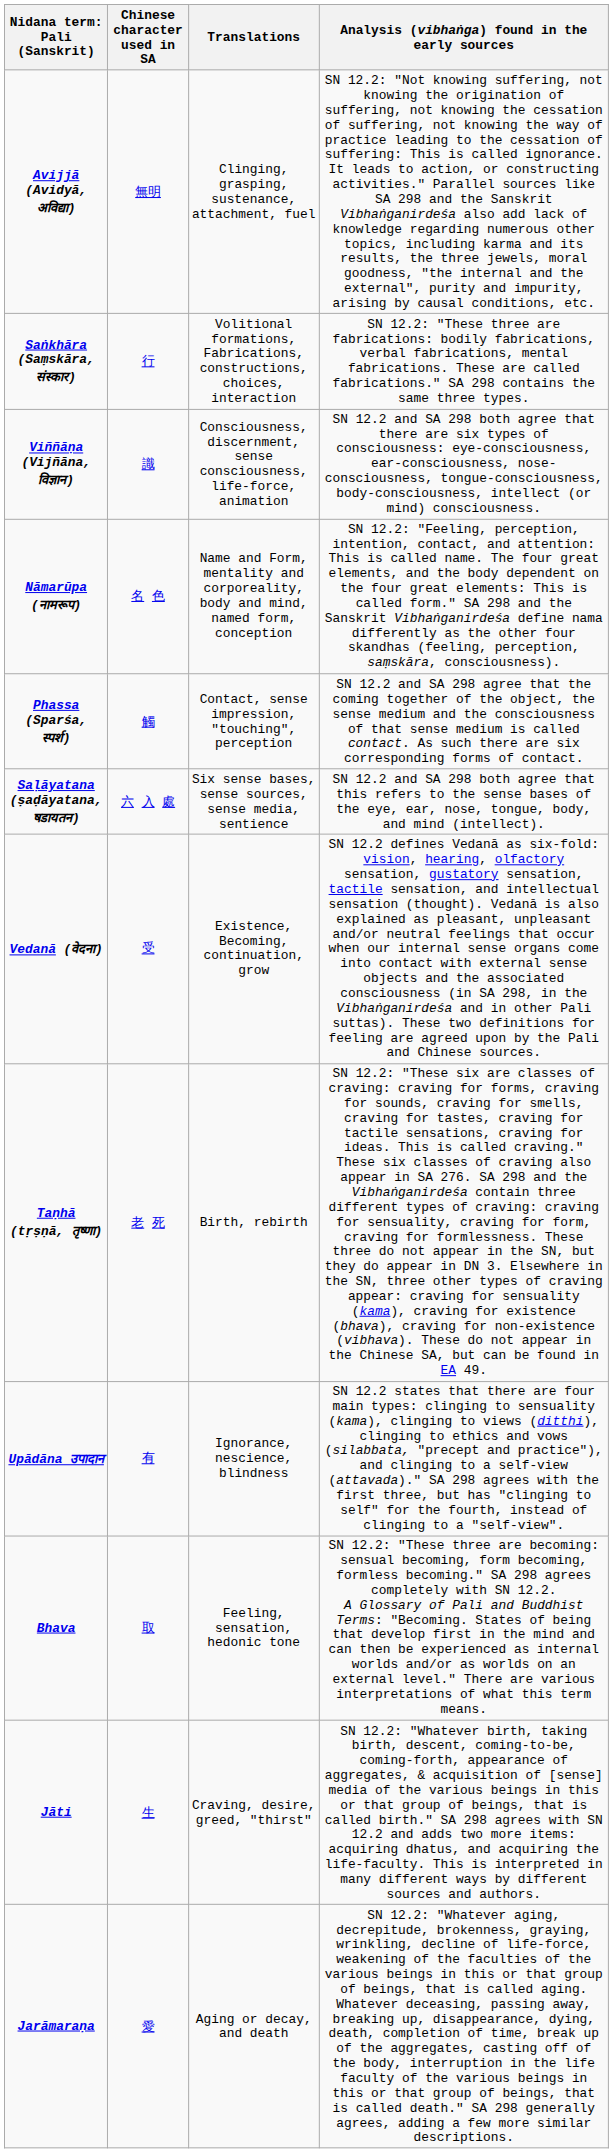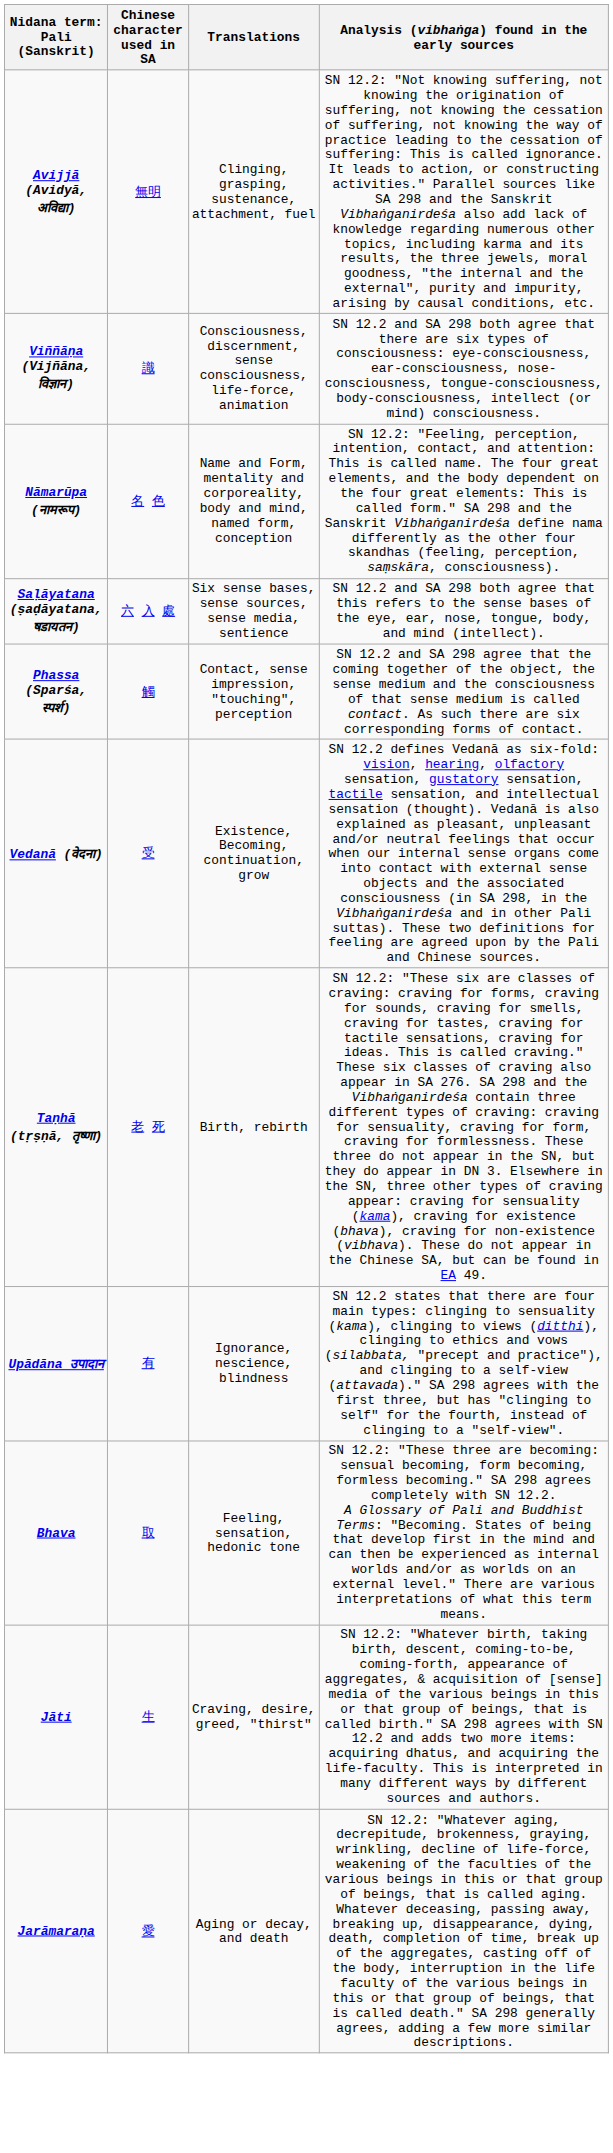- row: (56, 361)
rows swapped: (56, 802) <-> (56, 721)
